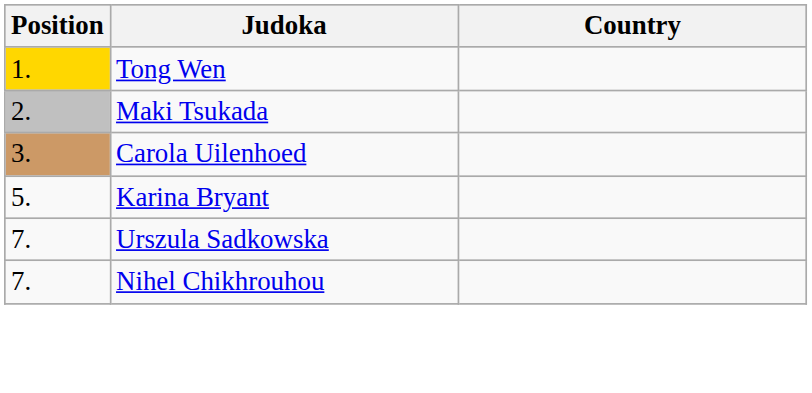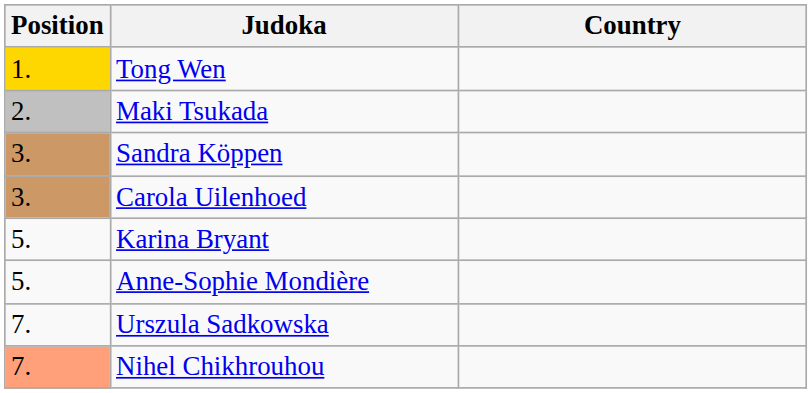+ row: (199, 153)
+ row: (243, 281)
(21, 281) no background -> (21, 366) lightsalmon background
